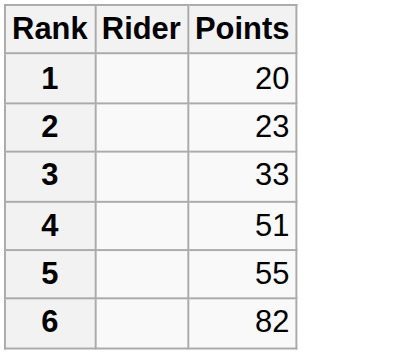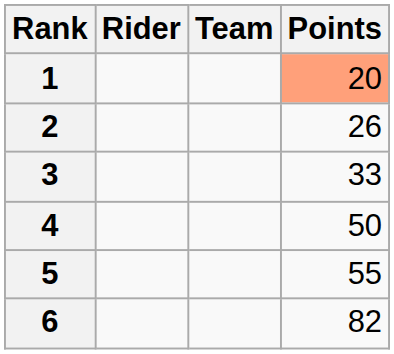+ column: (234, 28)
(272, 77) no background -> (365, 77) lightsalmon background
(272, 126) 23 -> (365, 126) 26
(272, 224) 51 -> (365, 224) 50
